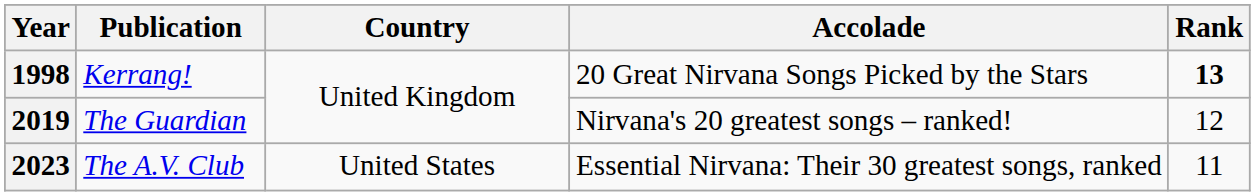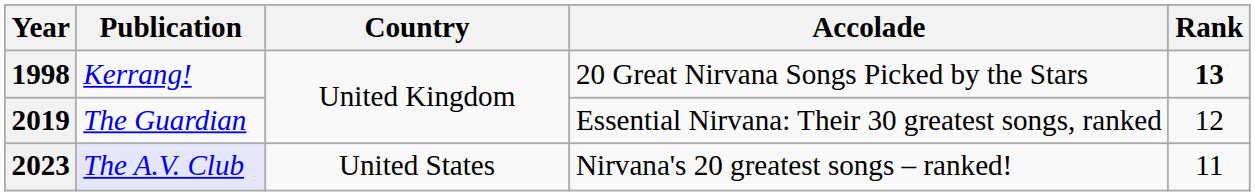(794, 119) Nirvana's 20 greatest songs – ranked! -> (869, 119) Essential Nirvana: Their 30 greatest songs, ranked
(164, 166) no background -> (164, 166) lavender background
(869, 166) Essential Nirvana: Their 30 greatest songs, ranked -> (794, 166) Nirvana's 20 greatest songs – ranked!
